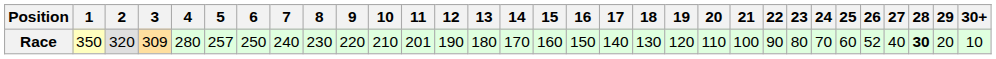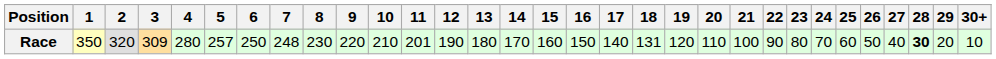(286, 41) 240 -> (286, 41) 248
(649, 41) 130 -> (649, 41) 131
(872, 41) 52 -> (872, 41) 50
